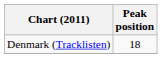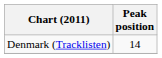(135, 44) 18 -> (135, 44) 14
